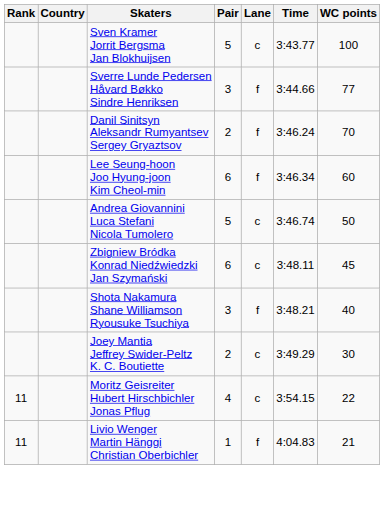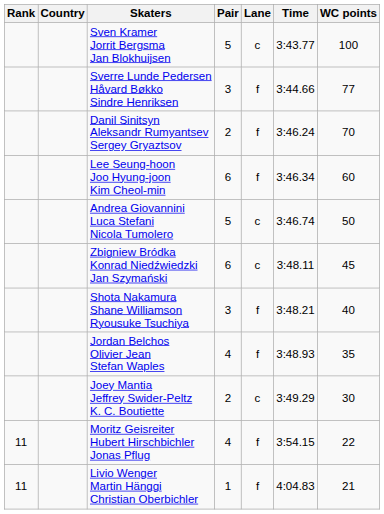+ row: (130, 354)
(257, 398) c -> (257, 442) f
